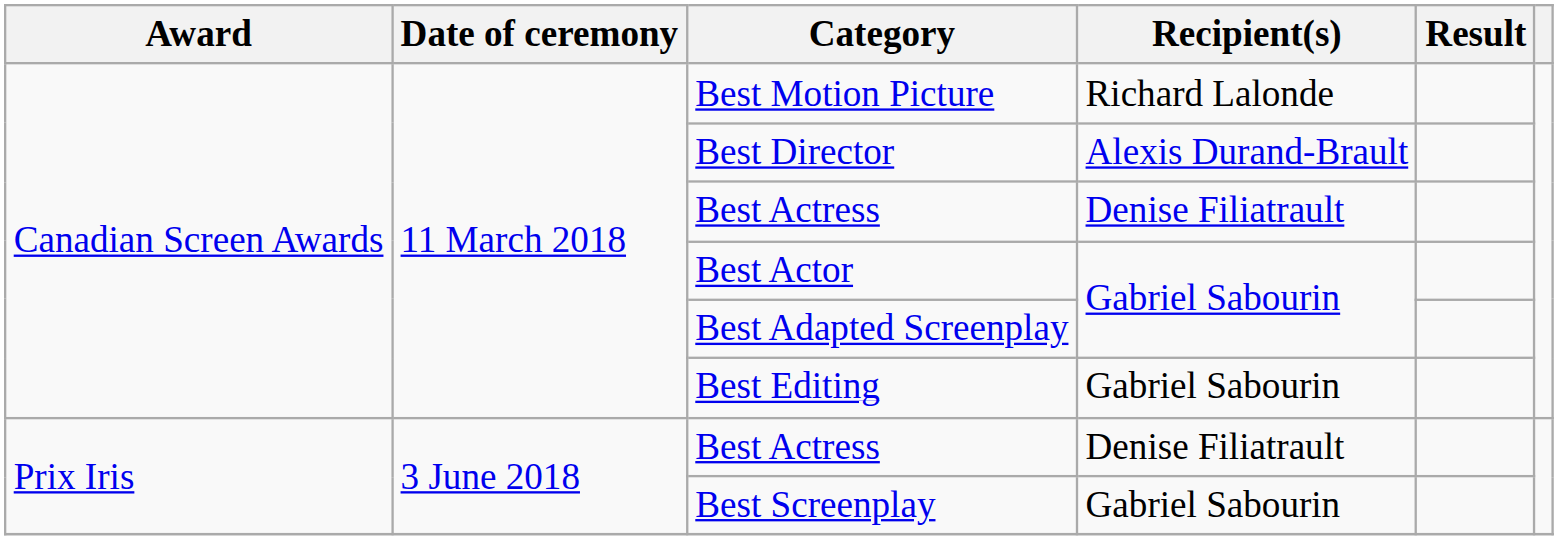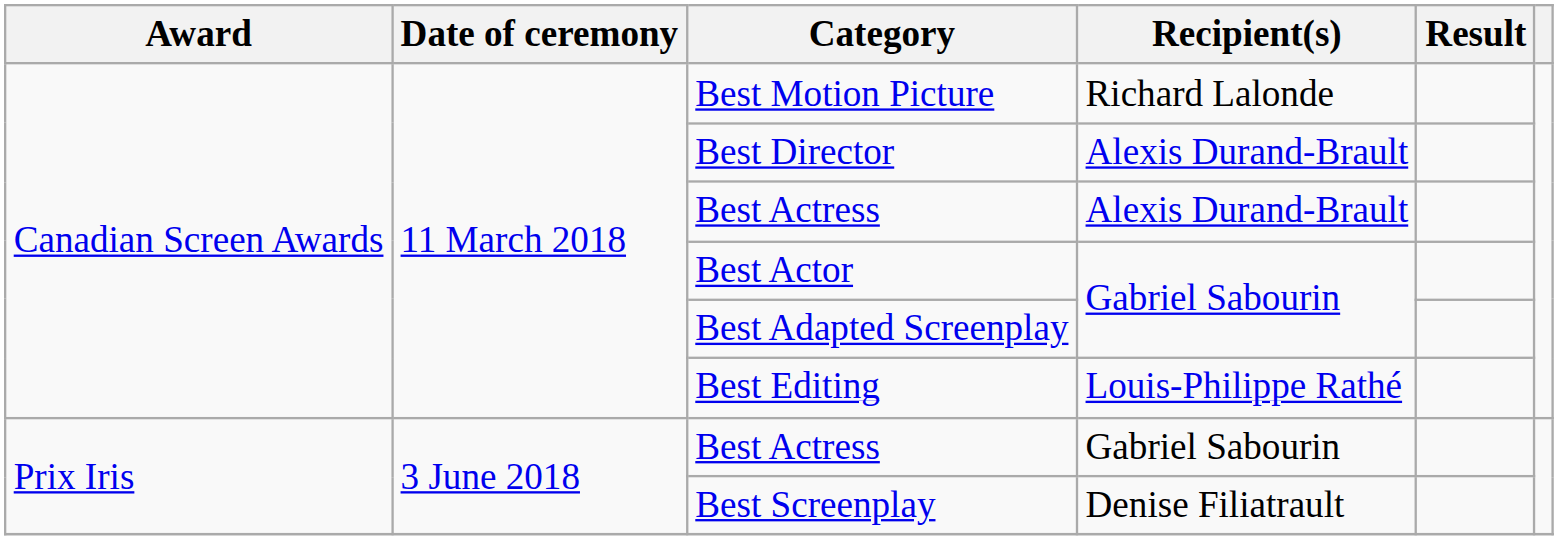(1215, 210) Denise Filiatrault -> (1247, 210) Alexis Durand-Brault
(1213, 387) Gabriel Sabourin -> (1244, 387) Louis-Philippe Rathé
(1215, 446) Denise Filiatrault -> (1213, 446) Gabriel Sabourin
(1213, 504) Gabriel Sabourin -> (1215, 504) Denise Filiatrault
